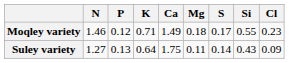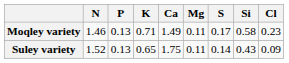(121, 31) 0.12 -> (121, 31) 0.13
(196, 31) 0.18 -> (196, 31) 0.11
(246, 31) 0.55 -> (246, 31) 0.58
(96, 49) 1.27 -> (96, 49) 1.52
(146, 49) 0.64 -> (146, 49) 0.65
